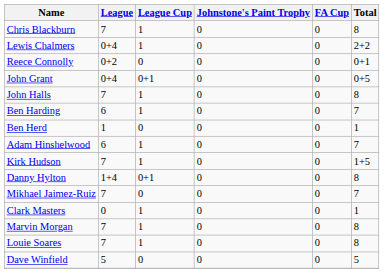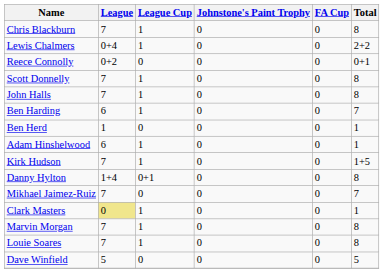+ row: (38, 78)
- row: (30, 78)
(356, 144) 7 -> (356, 144) 1
(103, 210) no background -> (103, 210) khaki background
